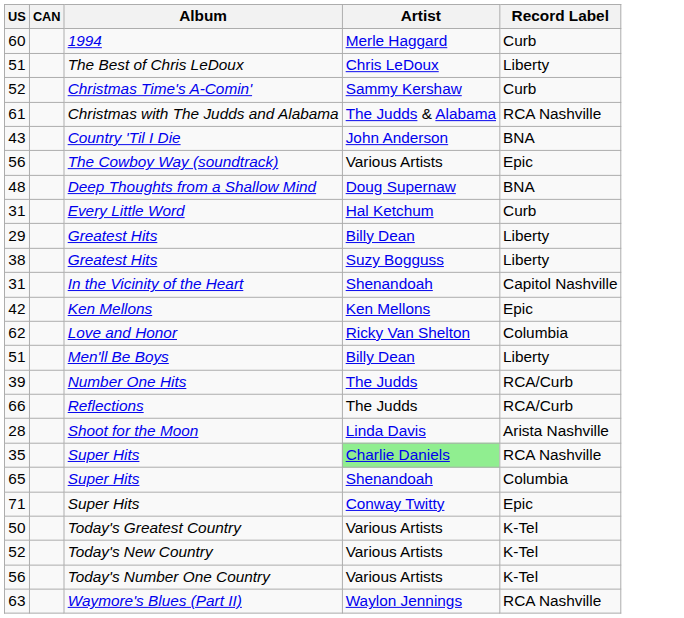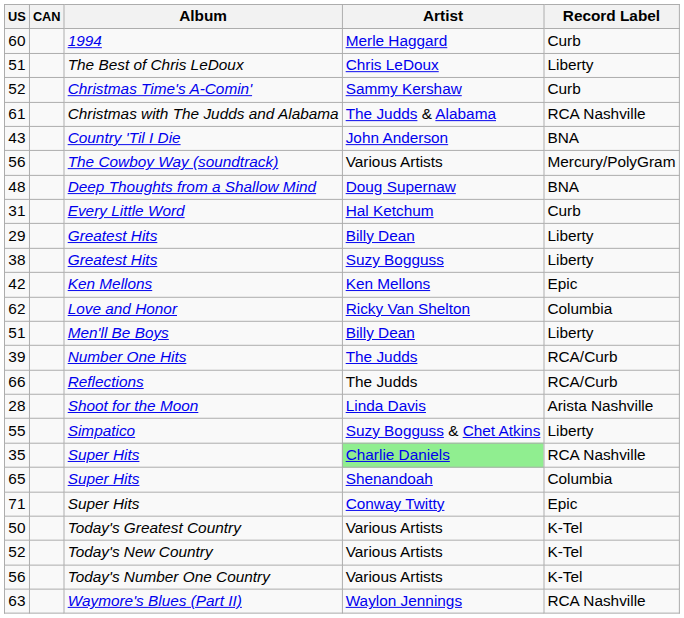(518, 162) Epic -> (611, 162) Mercury/PolyGram
- row: (17, 284)
+ row: (17, 430)
